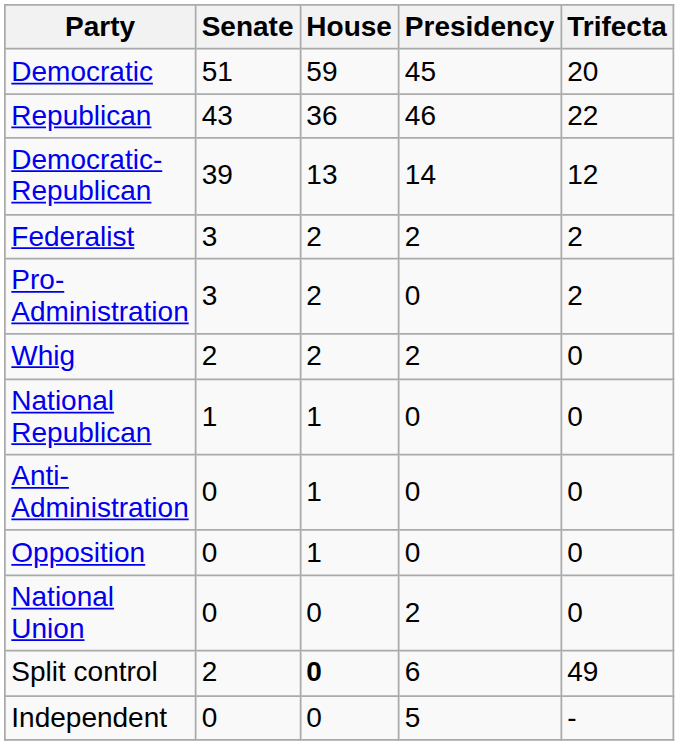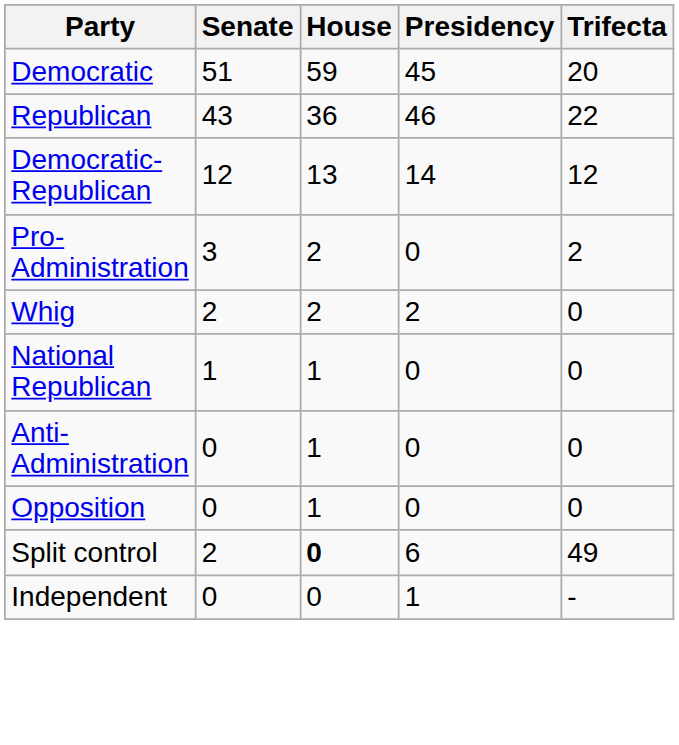(217, 175) 39 -> (217, 175) 12
- row: (73, 235)
- row: (63, 612)
(413, 717) 5 -> (413, 596) 1
